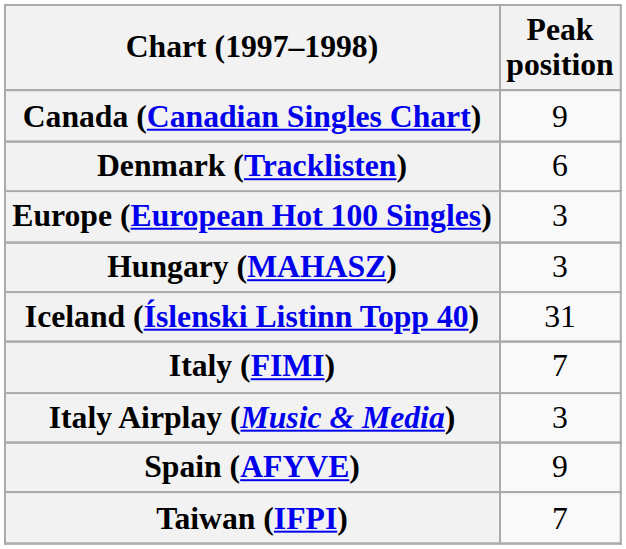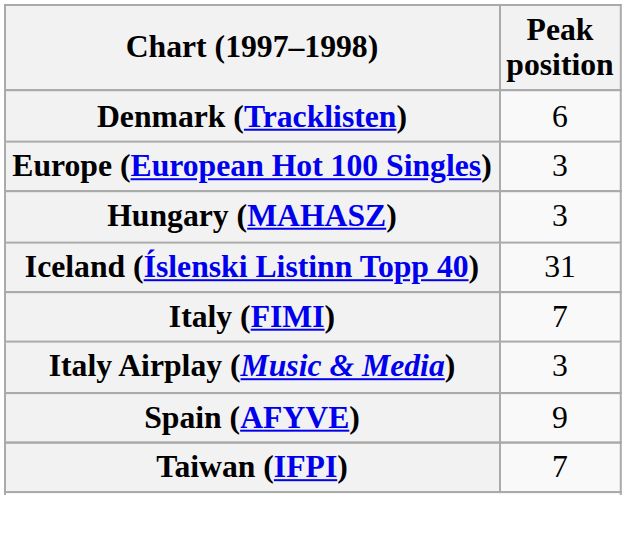- row: (252, 115)
